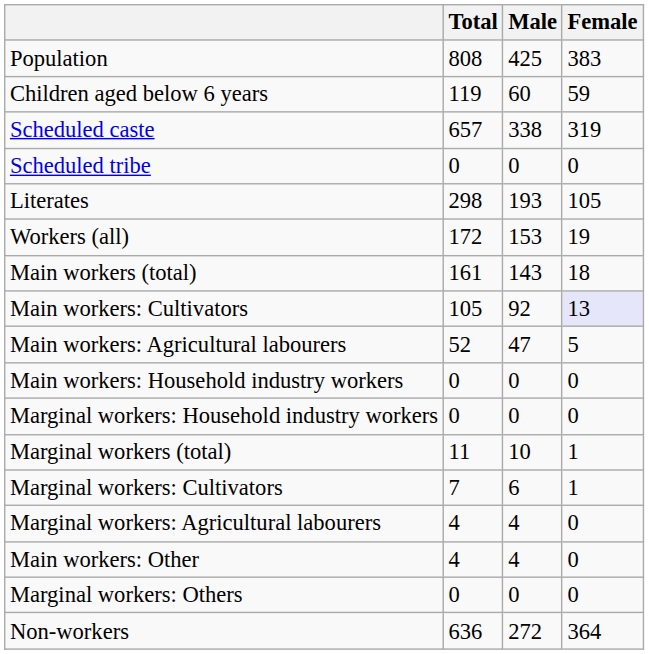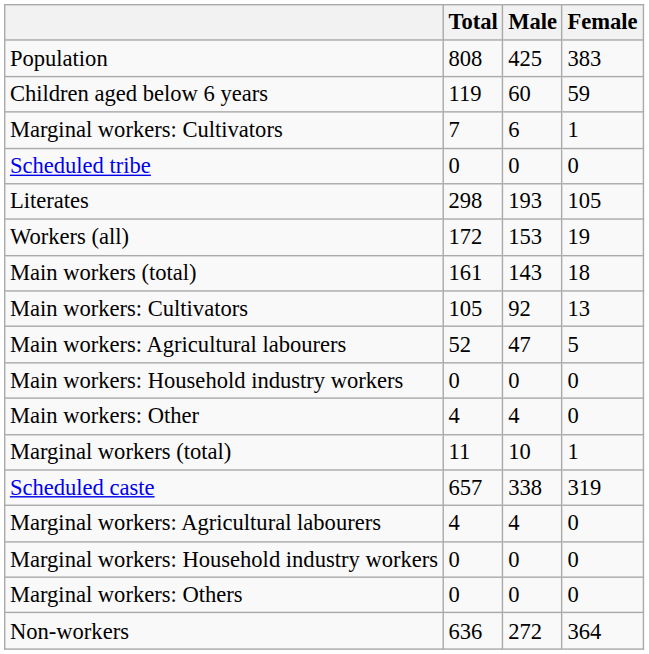rows swapped: (82, 129) <-> (146, 487)
(579, 308) lavender background -> (579, 308) no background
rows swapped: (105, 559) <-> (224, 415)
